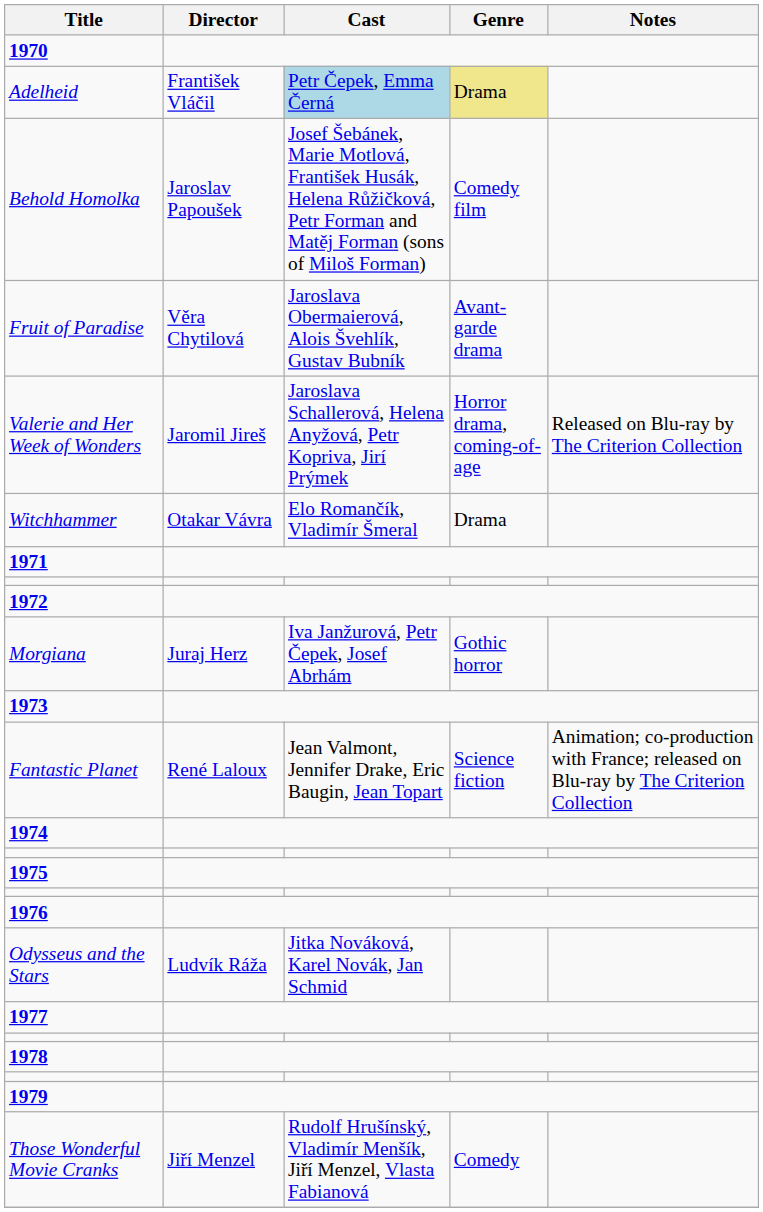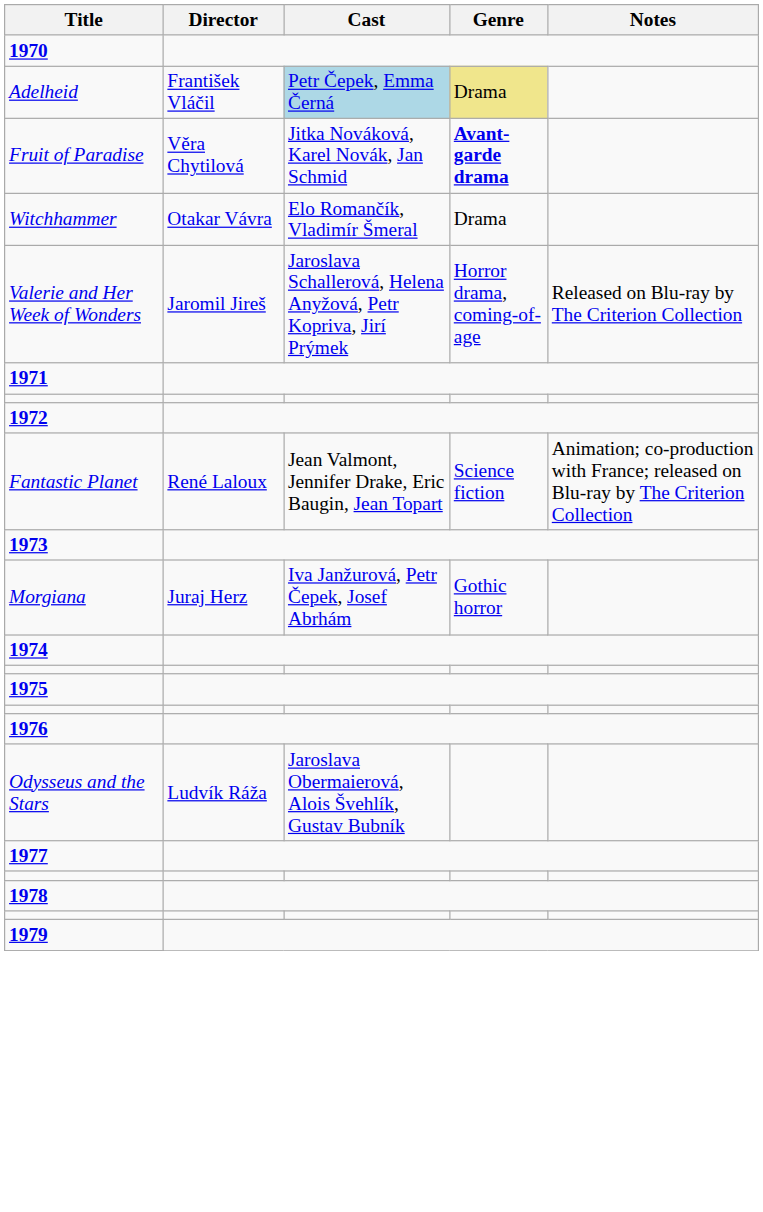- row: (74, 199)
(346, 327) Jaroslava Obermaierová, Alois Švehlík, Gustav Bubník -> (355, 155) Jitka Nováková, Karel Novák, Jan Schmid
(480, 327) normal -> (482, 155) bold
rows swapped: (75, 434) <-> (63, 519)
rows swapped: (47, 653) <-> (73, 769)
(355, 964) Jitka Nováková, Karel Novák, Jan Schmid -> (346, 792) Jaroslava Obermaierová, Alois Švehlík, Gustav Bubník
- row: (75, 1159)
